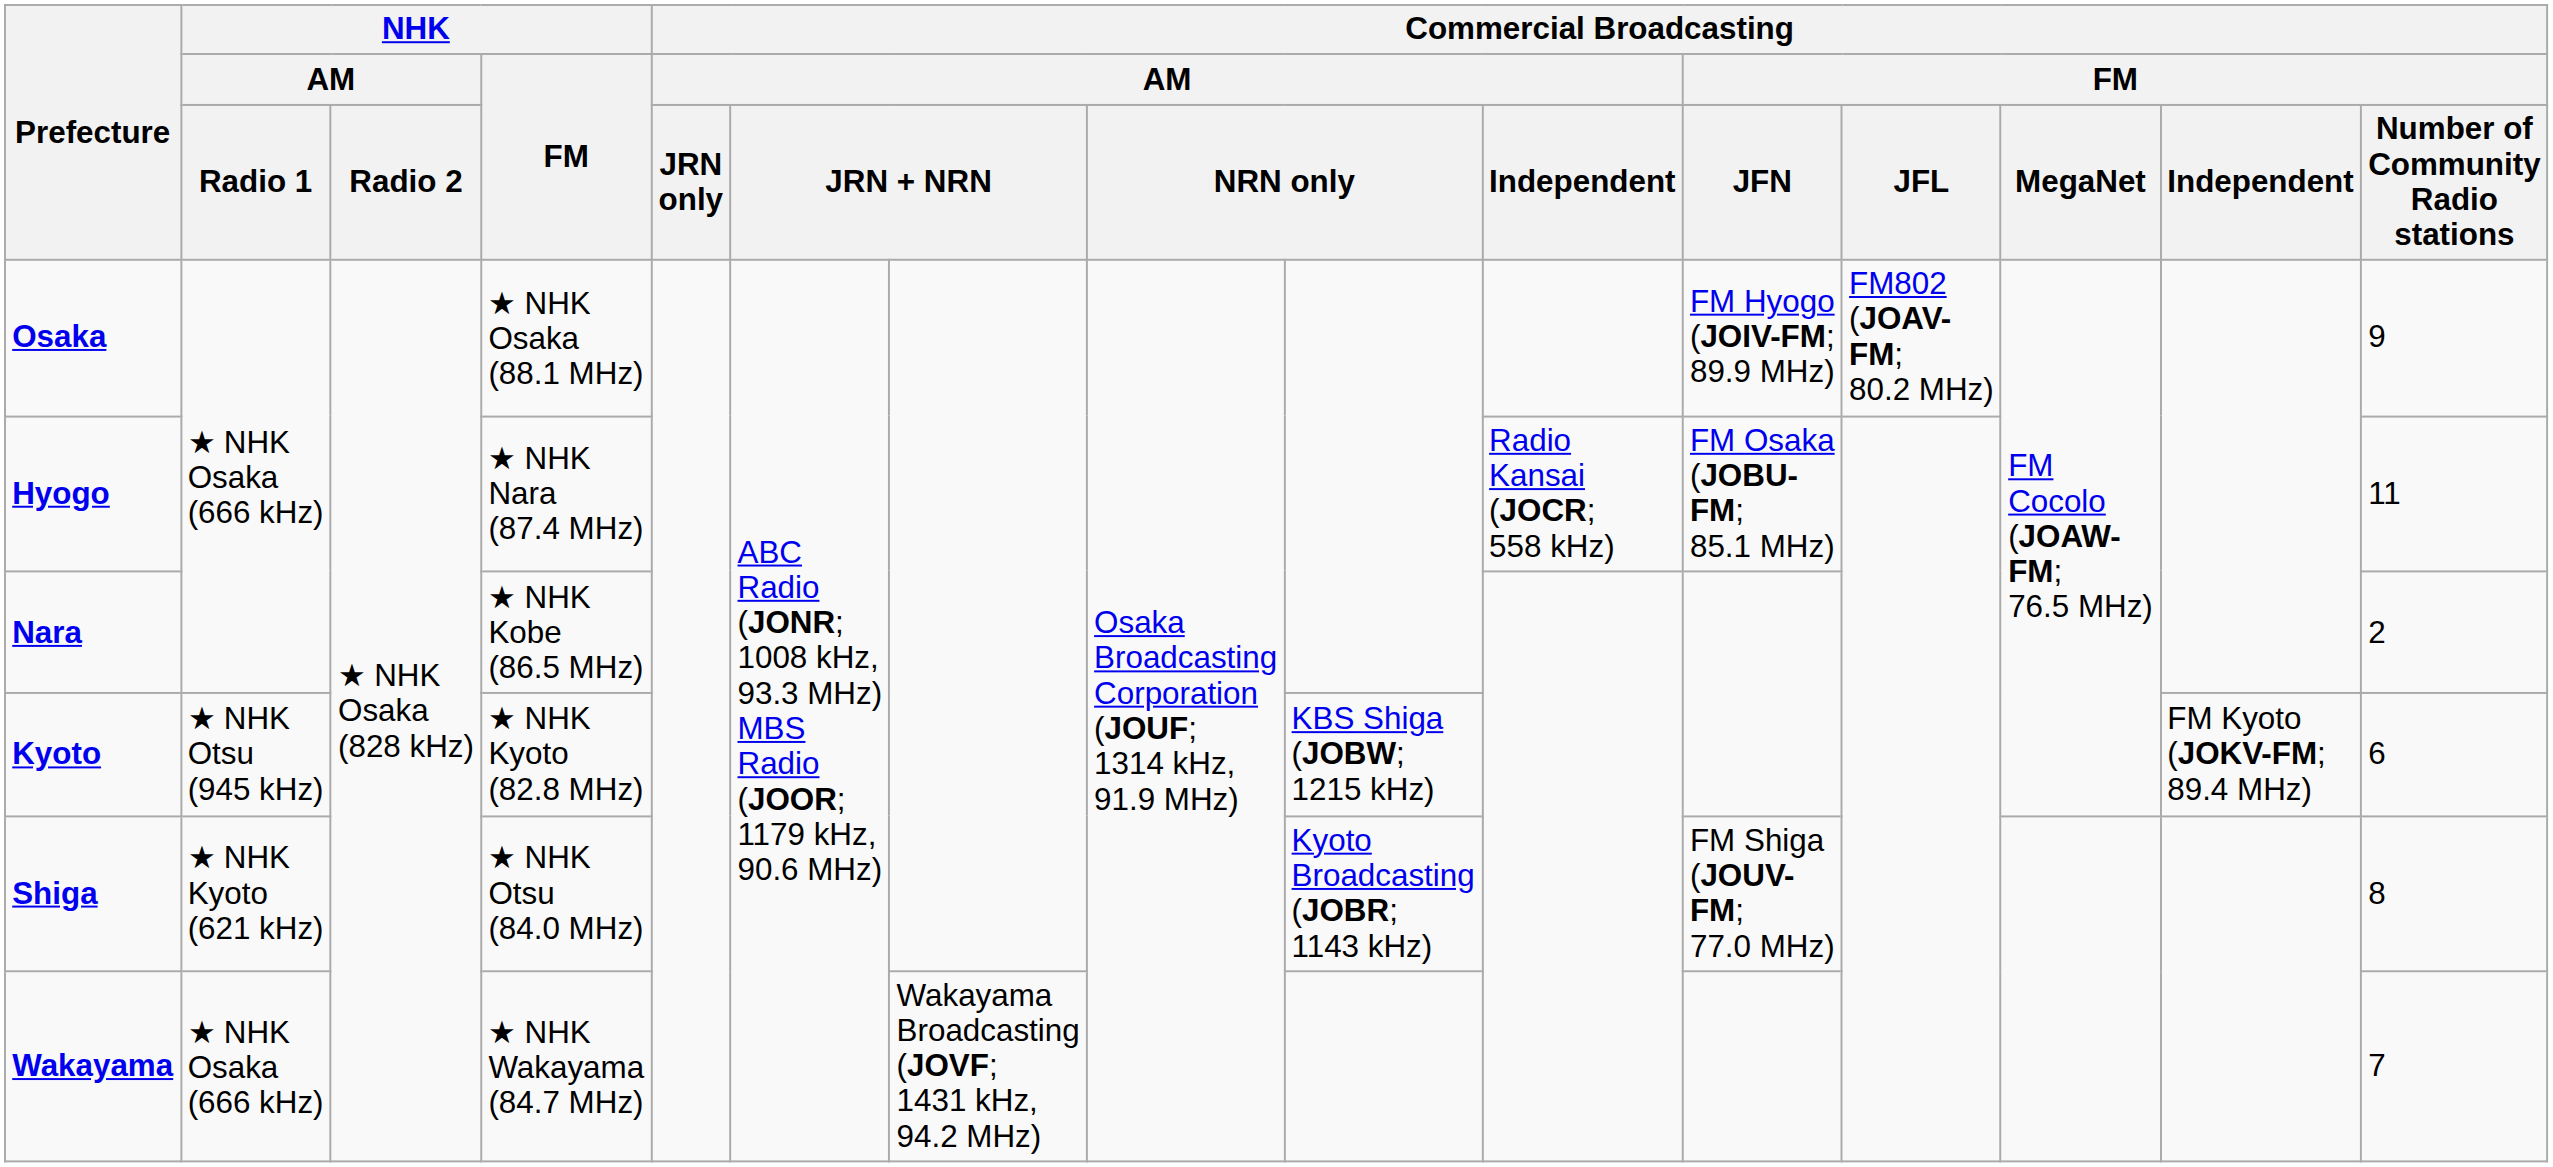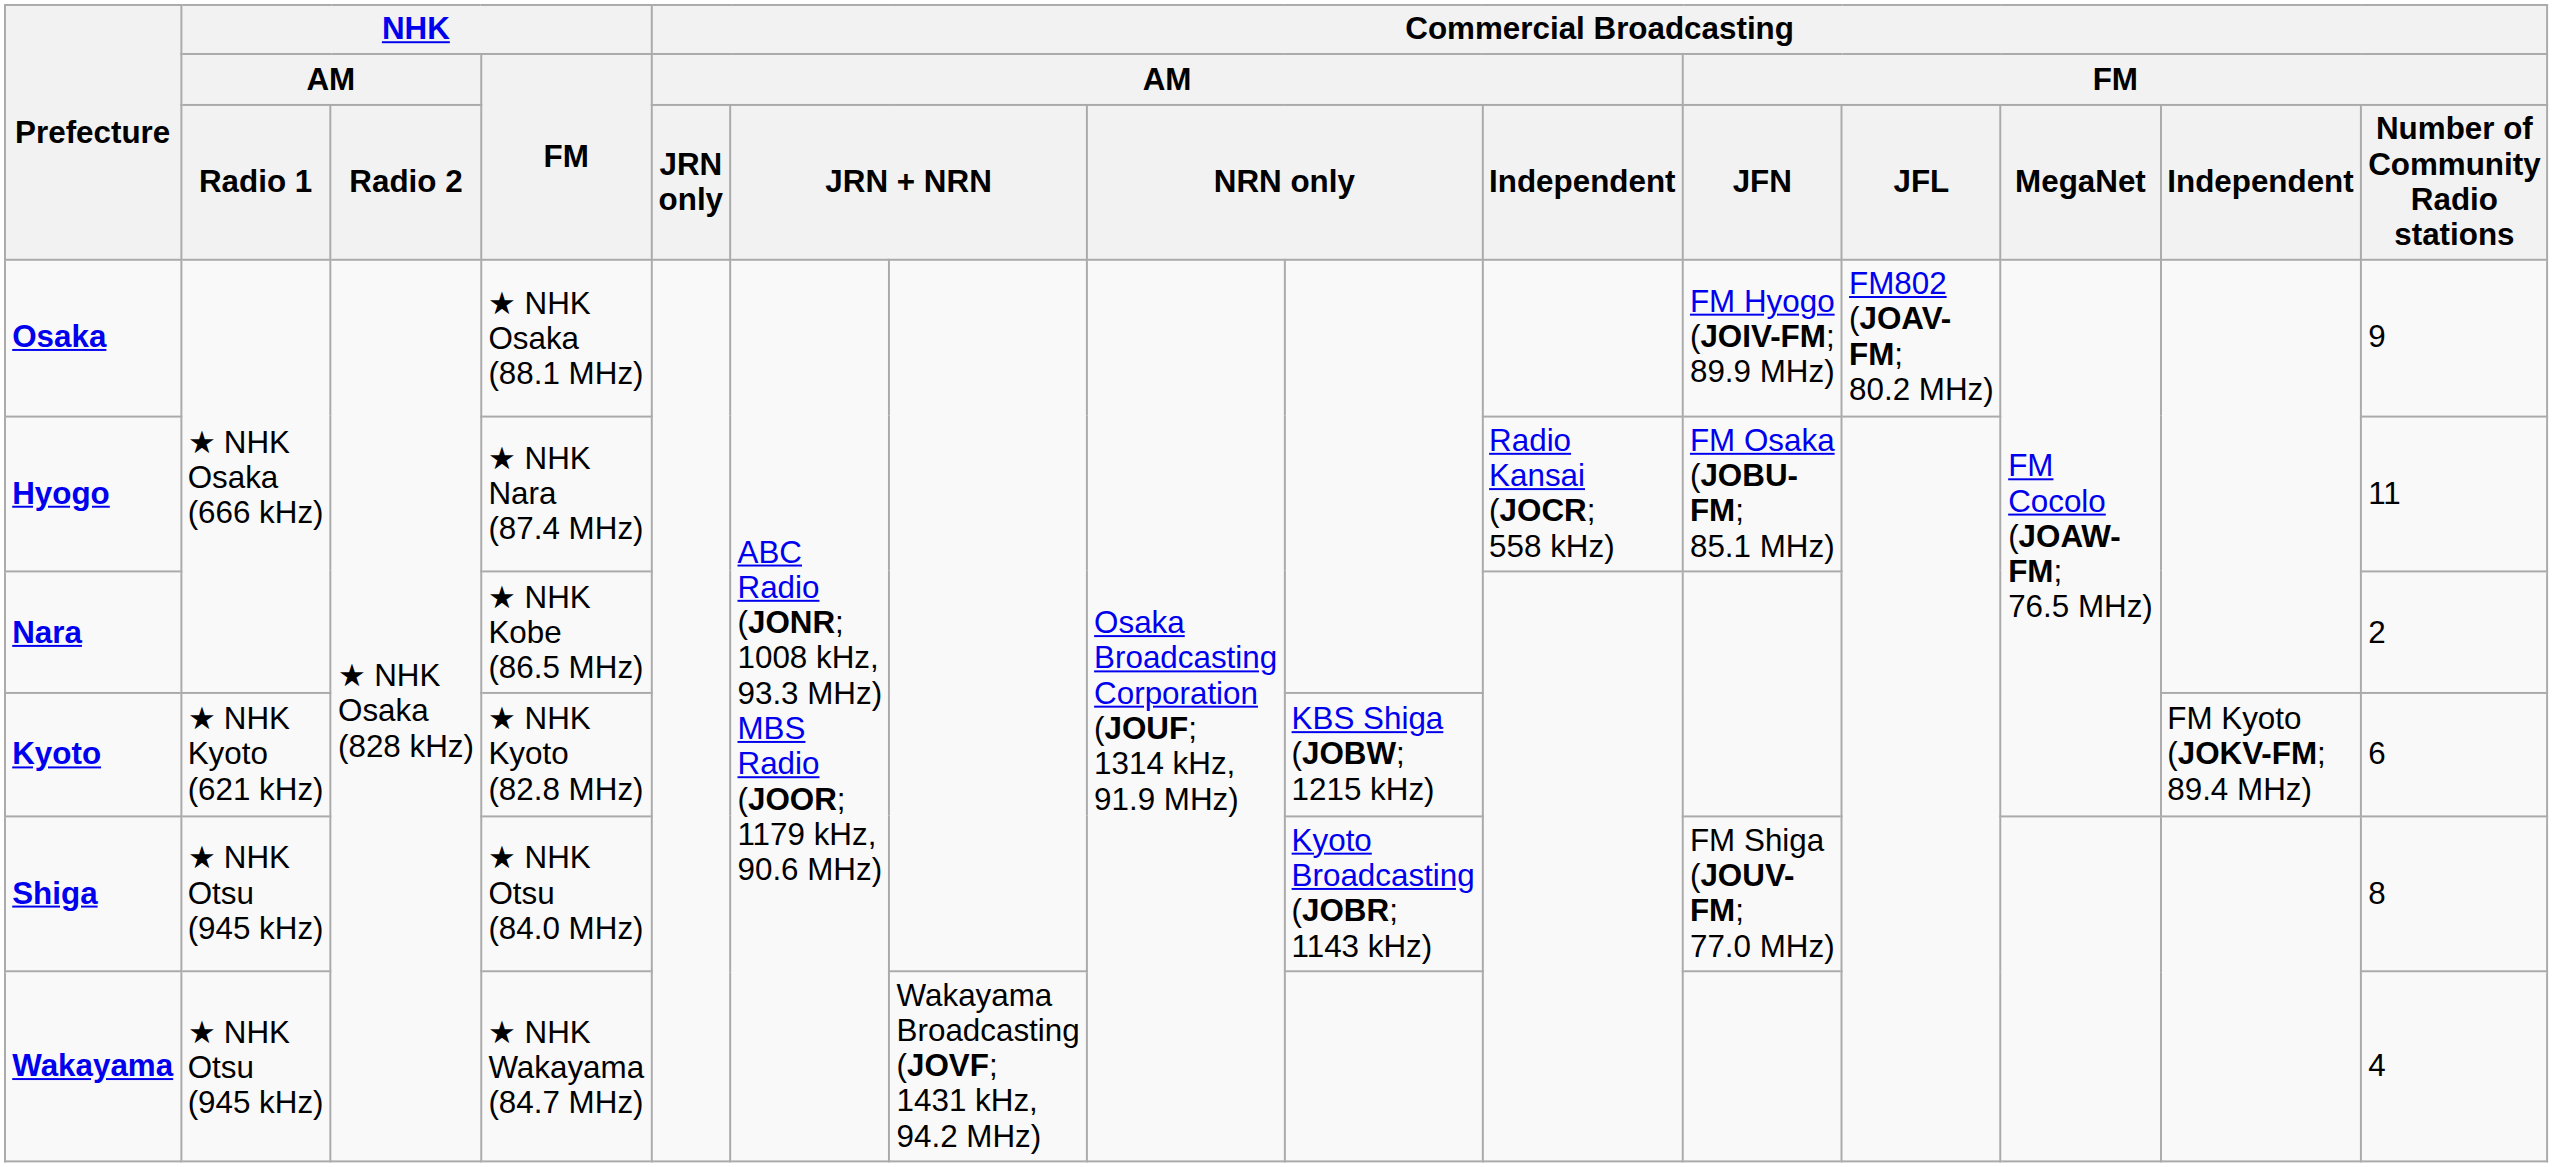(256, 755) ★ NHK Otsu (945 kHz) -> (256, 755) ★ NHK Kyoto (621 kHz)
(256, 893) ★ NHK Kyoto (621 kHz) -> (256, 893) ★ NHK Otsu (945 kHz)
(256, 1067) ★ NHK Osaka (666 kHz) -> (256, 1067) ★ NHK Otsu (945 kHz)
(2377, 1066) 7 -> (2377, 1066) 4
